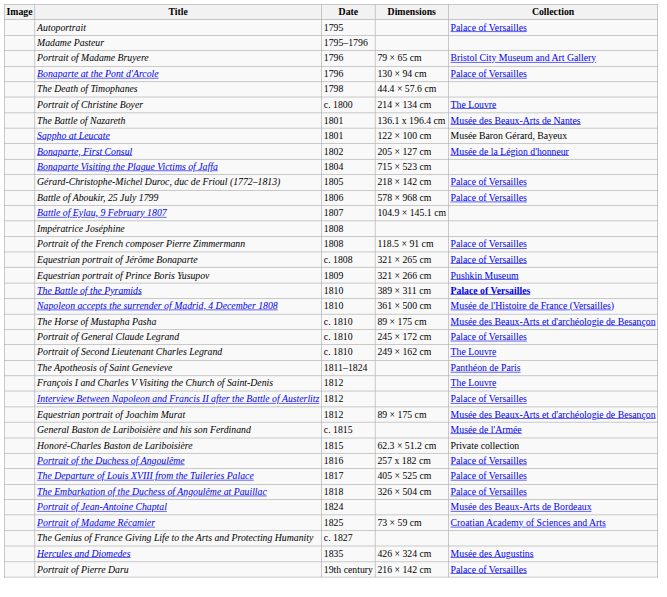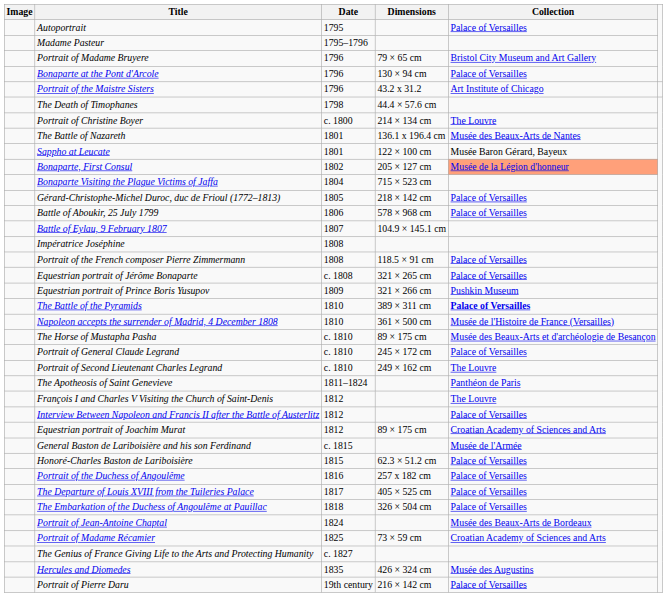+ row: (95, 89)
(510, 151) no background -> (510, 167) lightsalmon background
(553, 414) Musée des Beaux-Arts et d'archéologie de Besançon -> (528, 430) Croatian Academy of Sciences and Arts
(485, 445) Private collection -> (489, 461) Palace of Versailles
